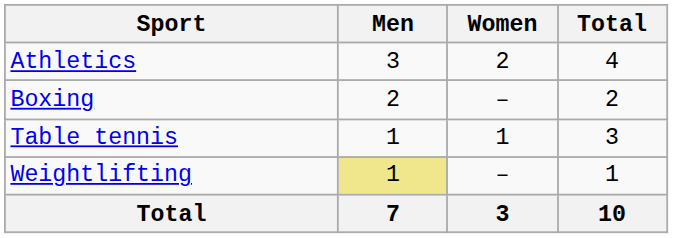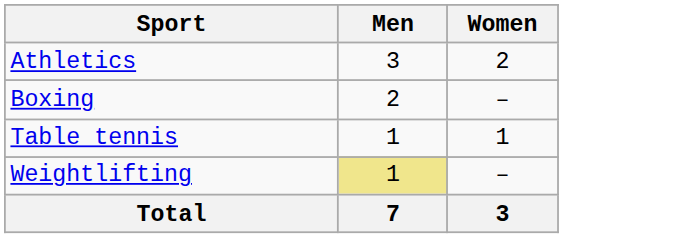- column: (612, 24)
